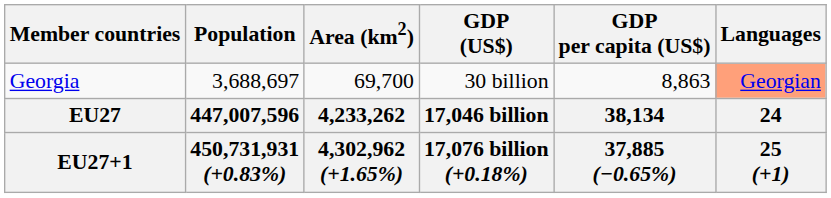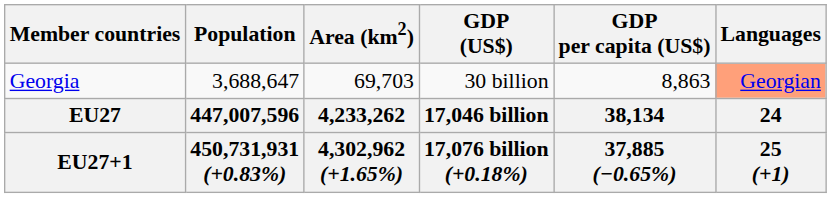(256, 80) 3,688,697 -> (256, 80) 3,688,647
(384, 80) 69,700 -> (384, 80) 69,703
